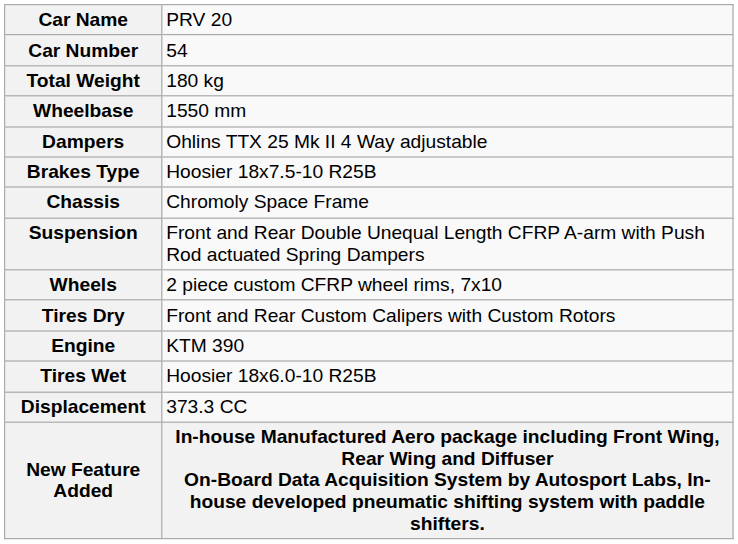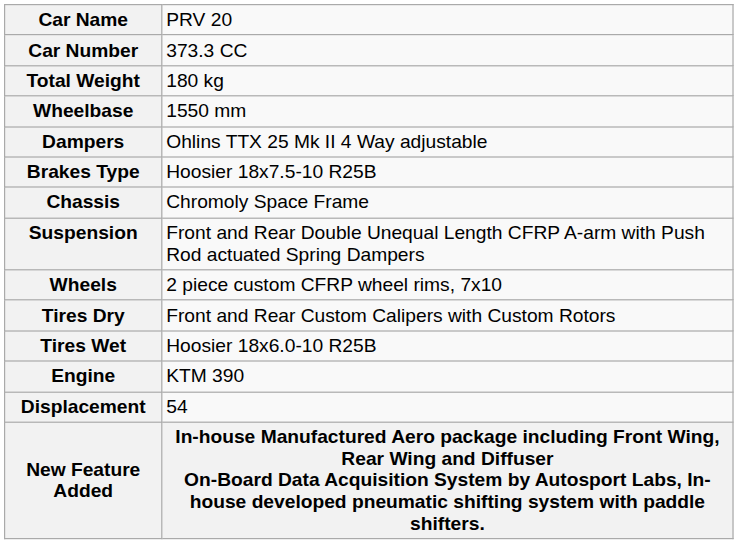(177, 50) 54 -> (207, 50) 373.3 CC
rows swapped: (83, 376) <-> (83, 345)
(207, 406) 373.3 CC -> (177, 406) 54
